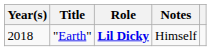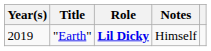(20, 35) 2018 -> (20, 35) 2019
